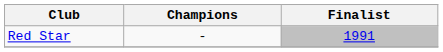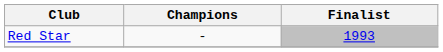(359, 37) 1991 -> (359, 37) 1993
